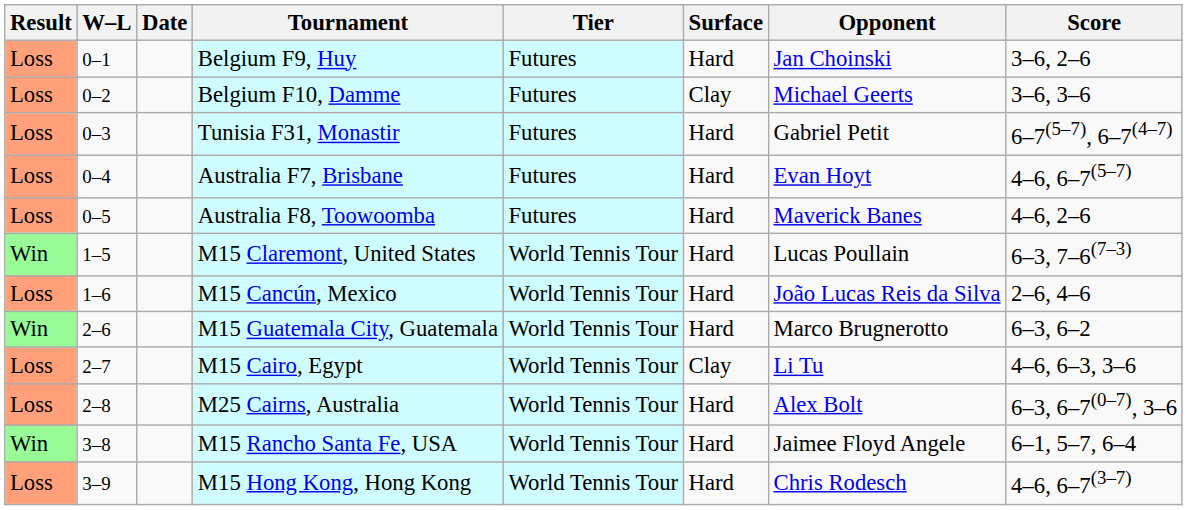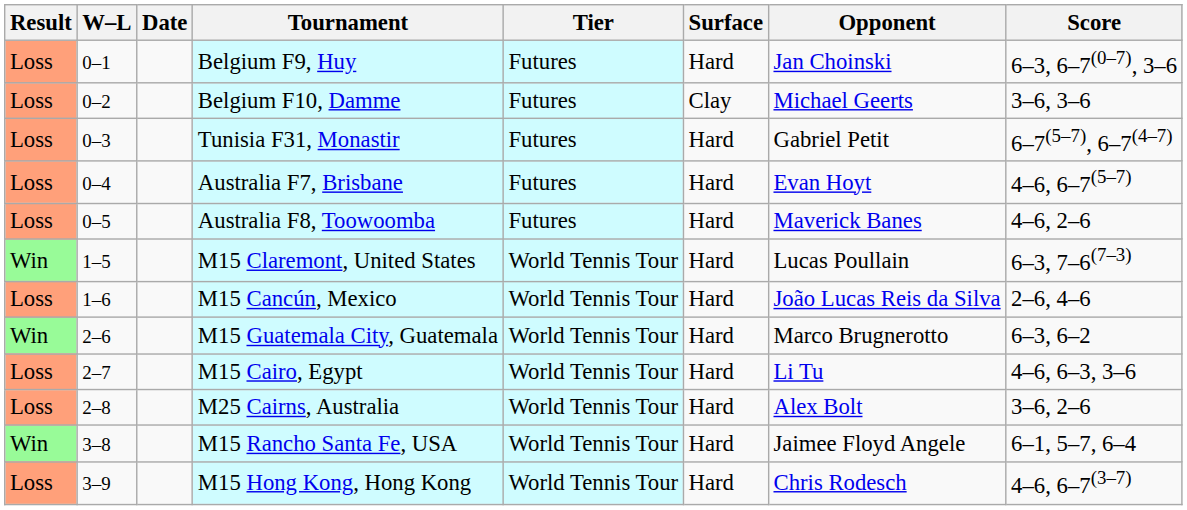(1051, 58) 3–6, 2–6 -> (1094, 61) 6–3, 6–7(0–7), 3–6
(710, 365) Clay -> (711, 371) Hard
(1094, 404) 6–3, 6–7(0–7), 3–6 -> (1051, 407) 3–6, 2–6
